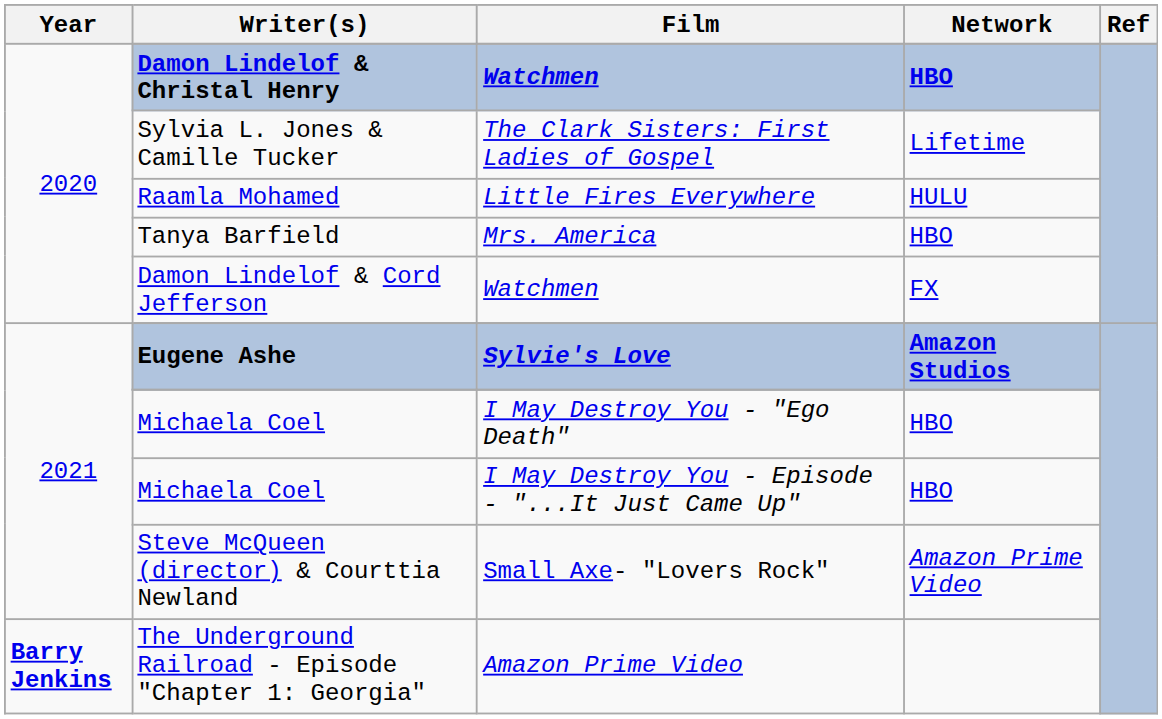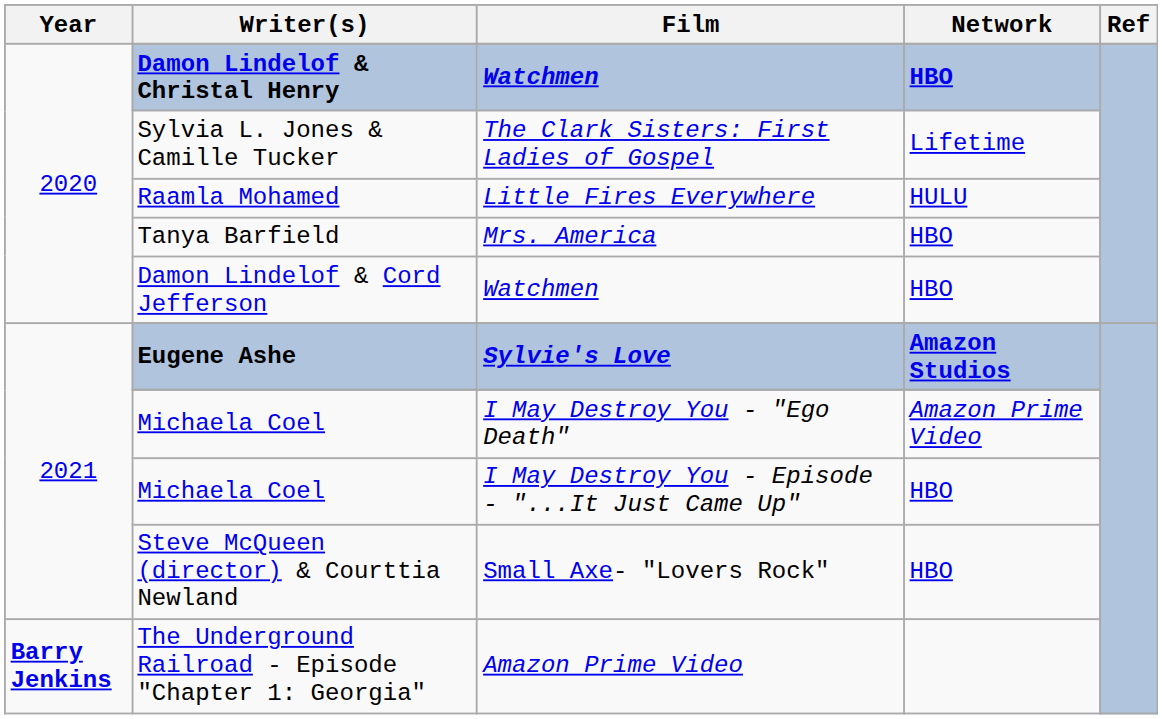(924, 290) FX -> (931, 290) HBO
(931, 424) HBO -> (996, 424) Amazon Prime Video
(996, 572) Amazon Prime Video -> (931, 572) HBO
